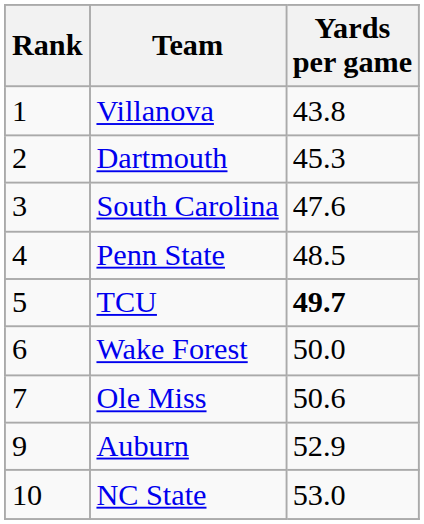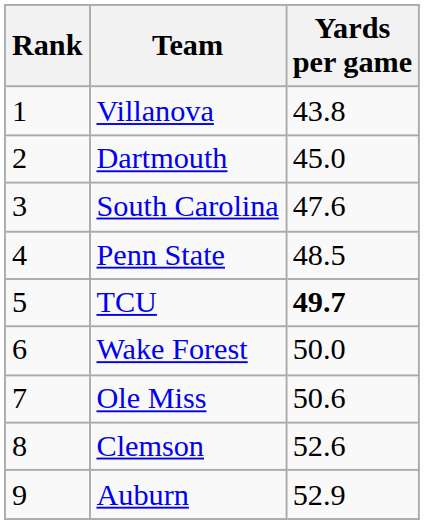(319, 158) 45.3 -> (319, 158) 45.0
+ row: (150, 446)
- row: (151, 494)
